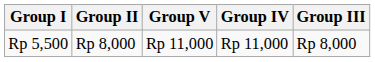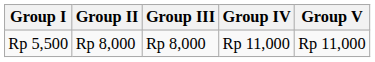columns swapped: (331, 17) <-> (180, 17)
